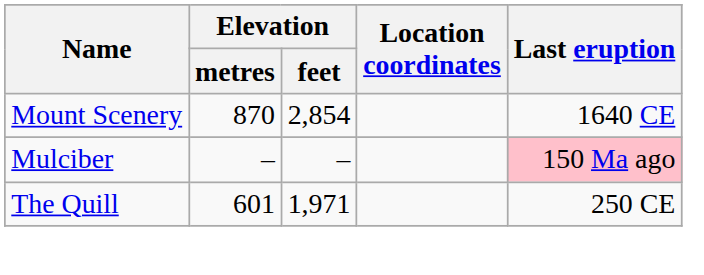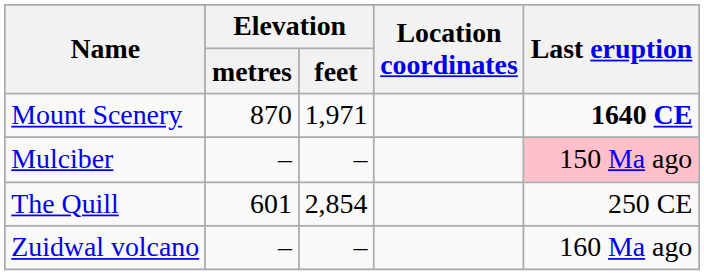(319, 114) 2,854 -> (336, 114) 1,971
(626, 114) normal -> (642, 114) bold
(319, 203) 1,971 -> (336, 203) 2,854
+ row: (105, 247)
